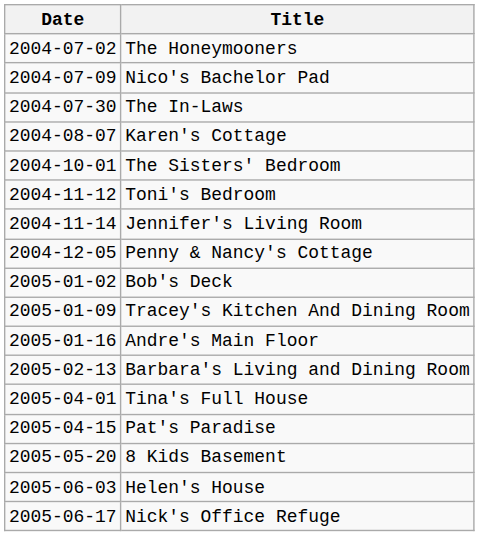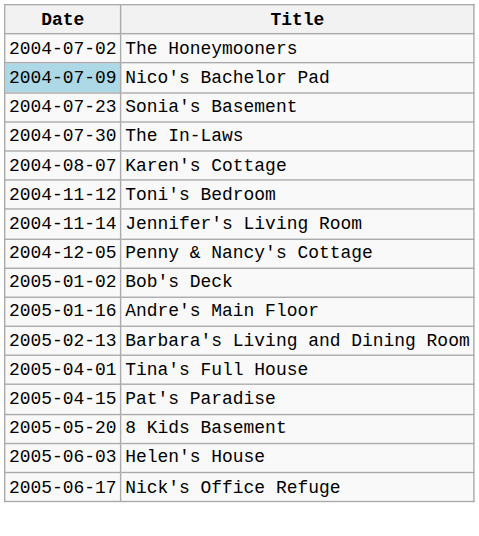(63, 78) no background -> (63, 78) lightblue background
+ row: (211, 107)
- row: (233, 166)
- row: (297, 312)
